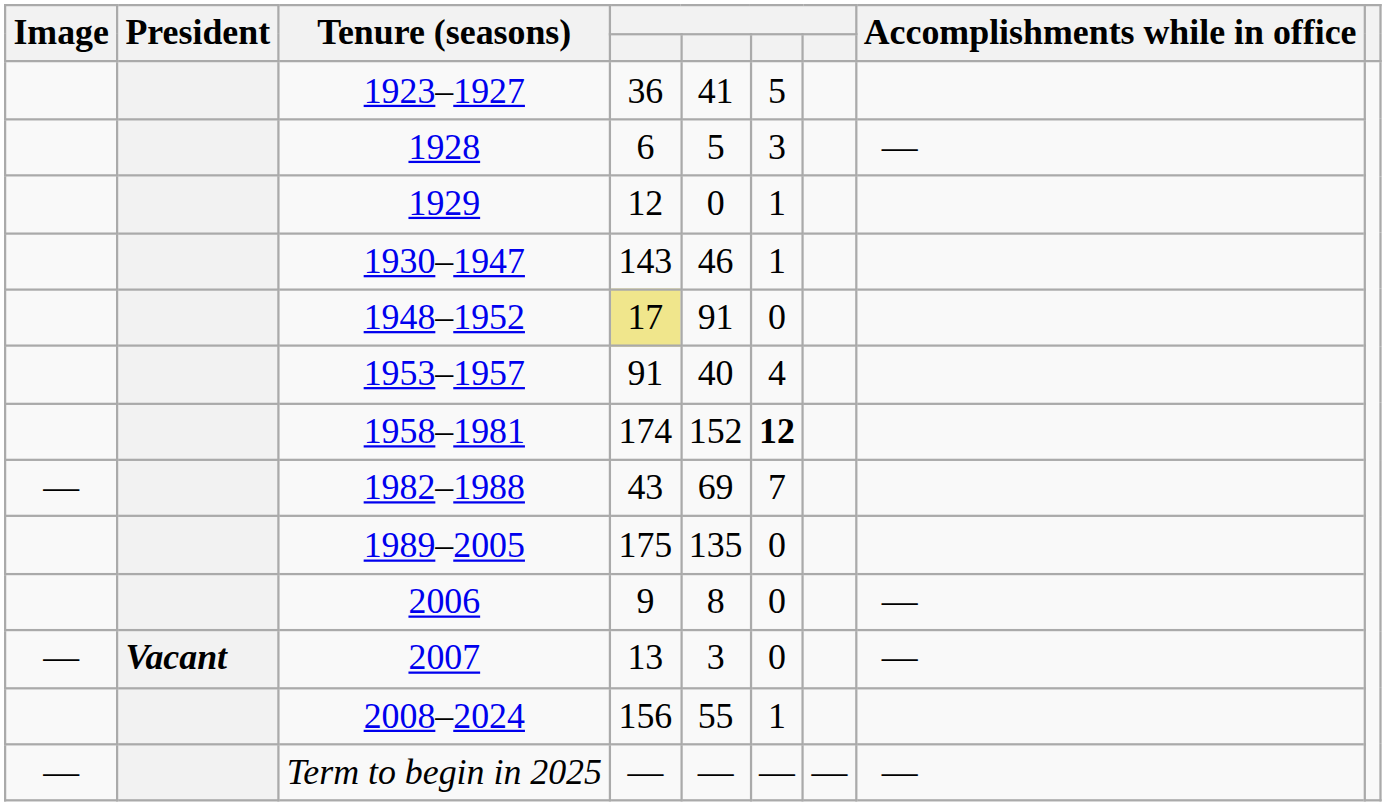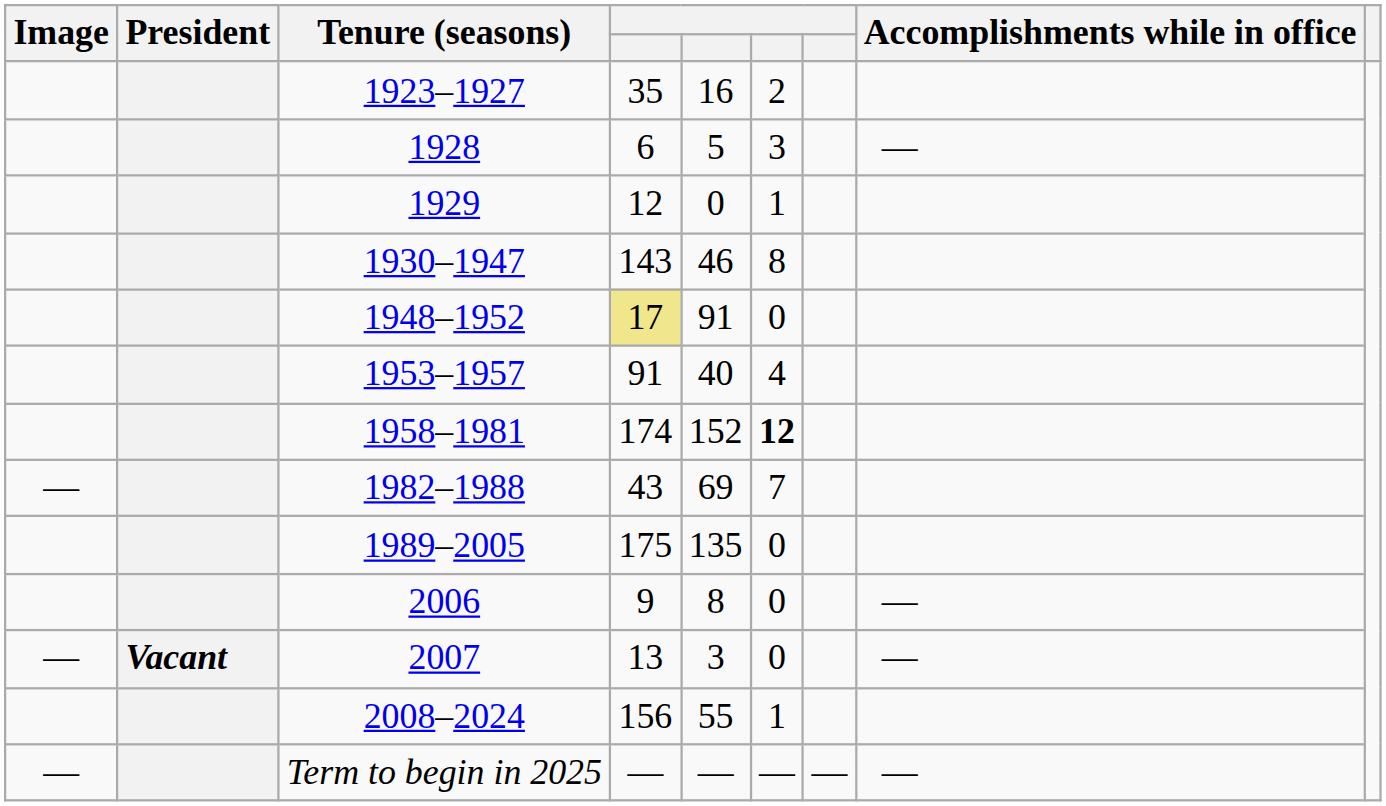(645, 89) 36 -> (645, 89) 35
(716, 89) 41 -> (716, 89) 16
(777, 89) 5 -> (777, 89) 2
(777, 260) 1 -> (777, 260) 8
